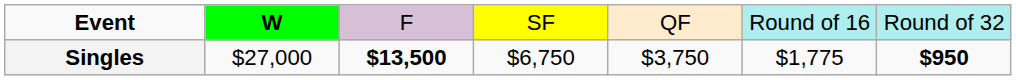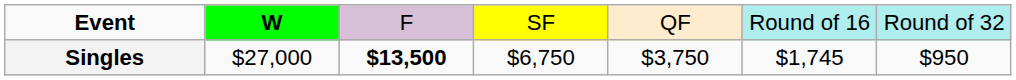(810, 58) $1,775 -> (810, 58) $1,745
(944, 58) bold -> (944, 58) normal
